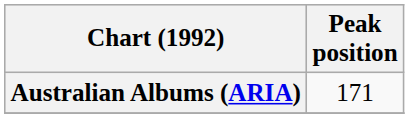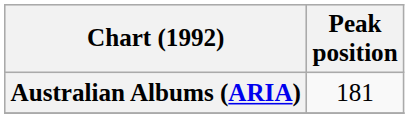(355, 92) 171 -> (355, 92) 181
